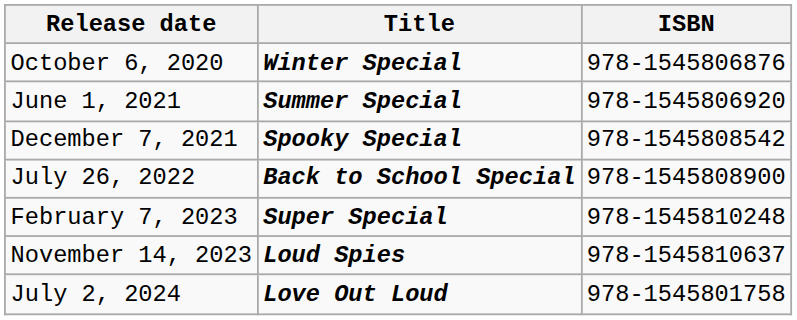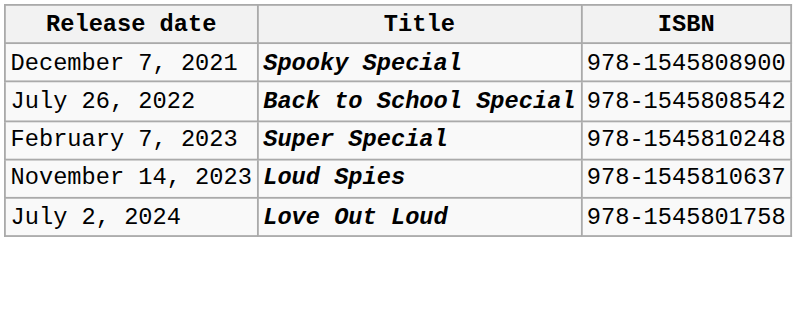- row: (117, 63)
- row: (96, 101)
(686, 140) 978-1545808542 -> (686, 63) 978-1545808900
(686, 178) 978-1545808900 -> (686, 101) 978-1545808542
